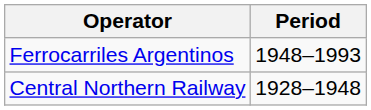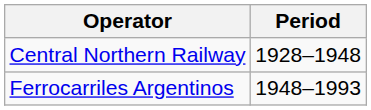rows swapped: (127, 88) <-> (122, 54)
